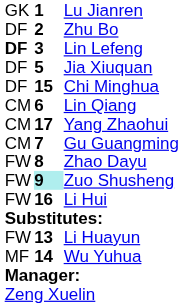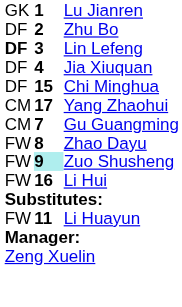(39, 67) 5 -> (39, 67) 4
- row: (100, 105)
(44, 237) 13 -> (43, 218) 11
- row: (103, 256)
